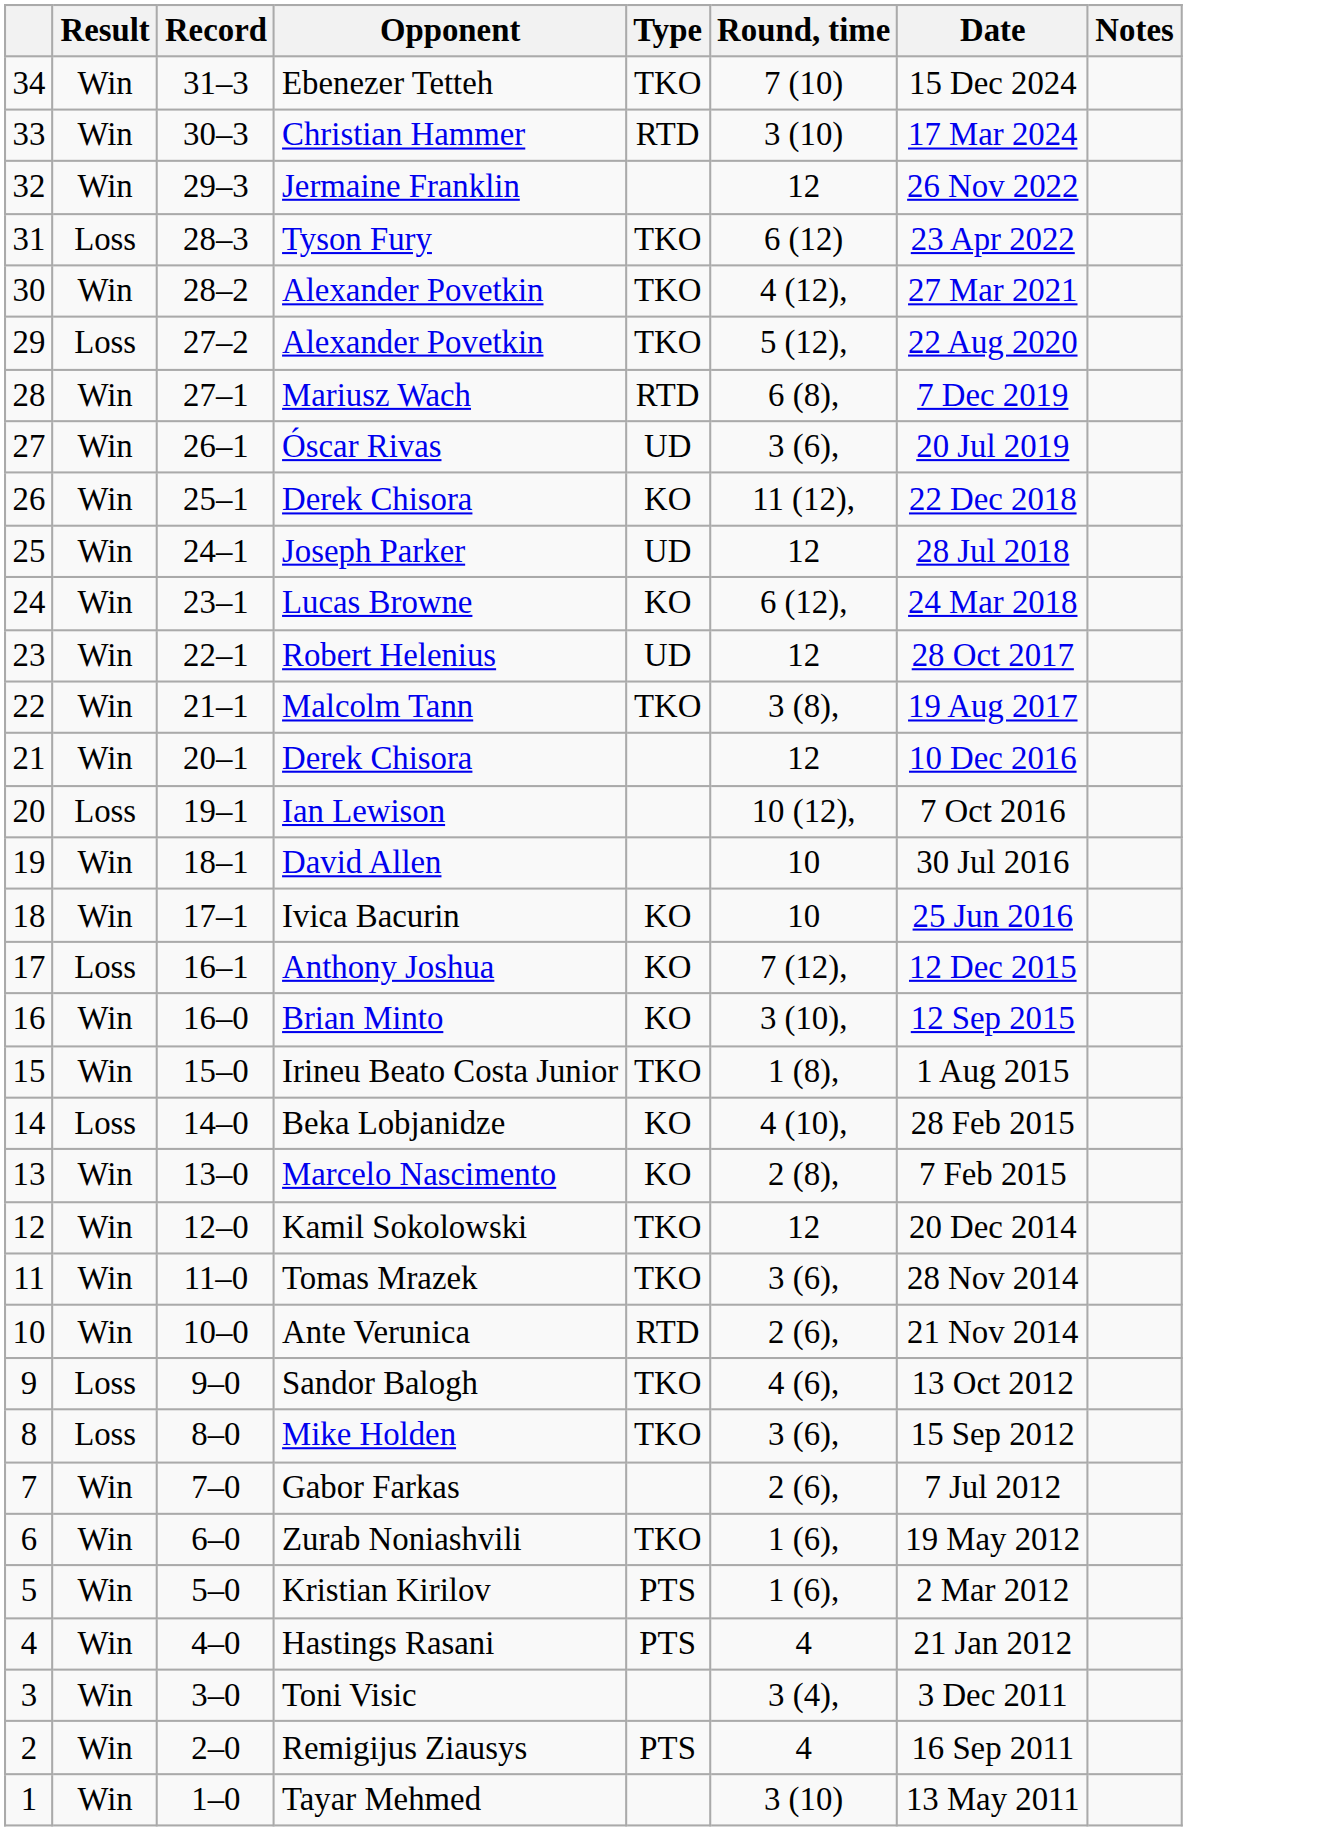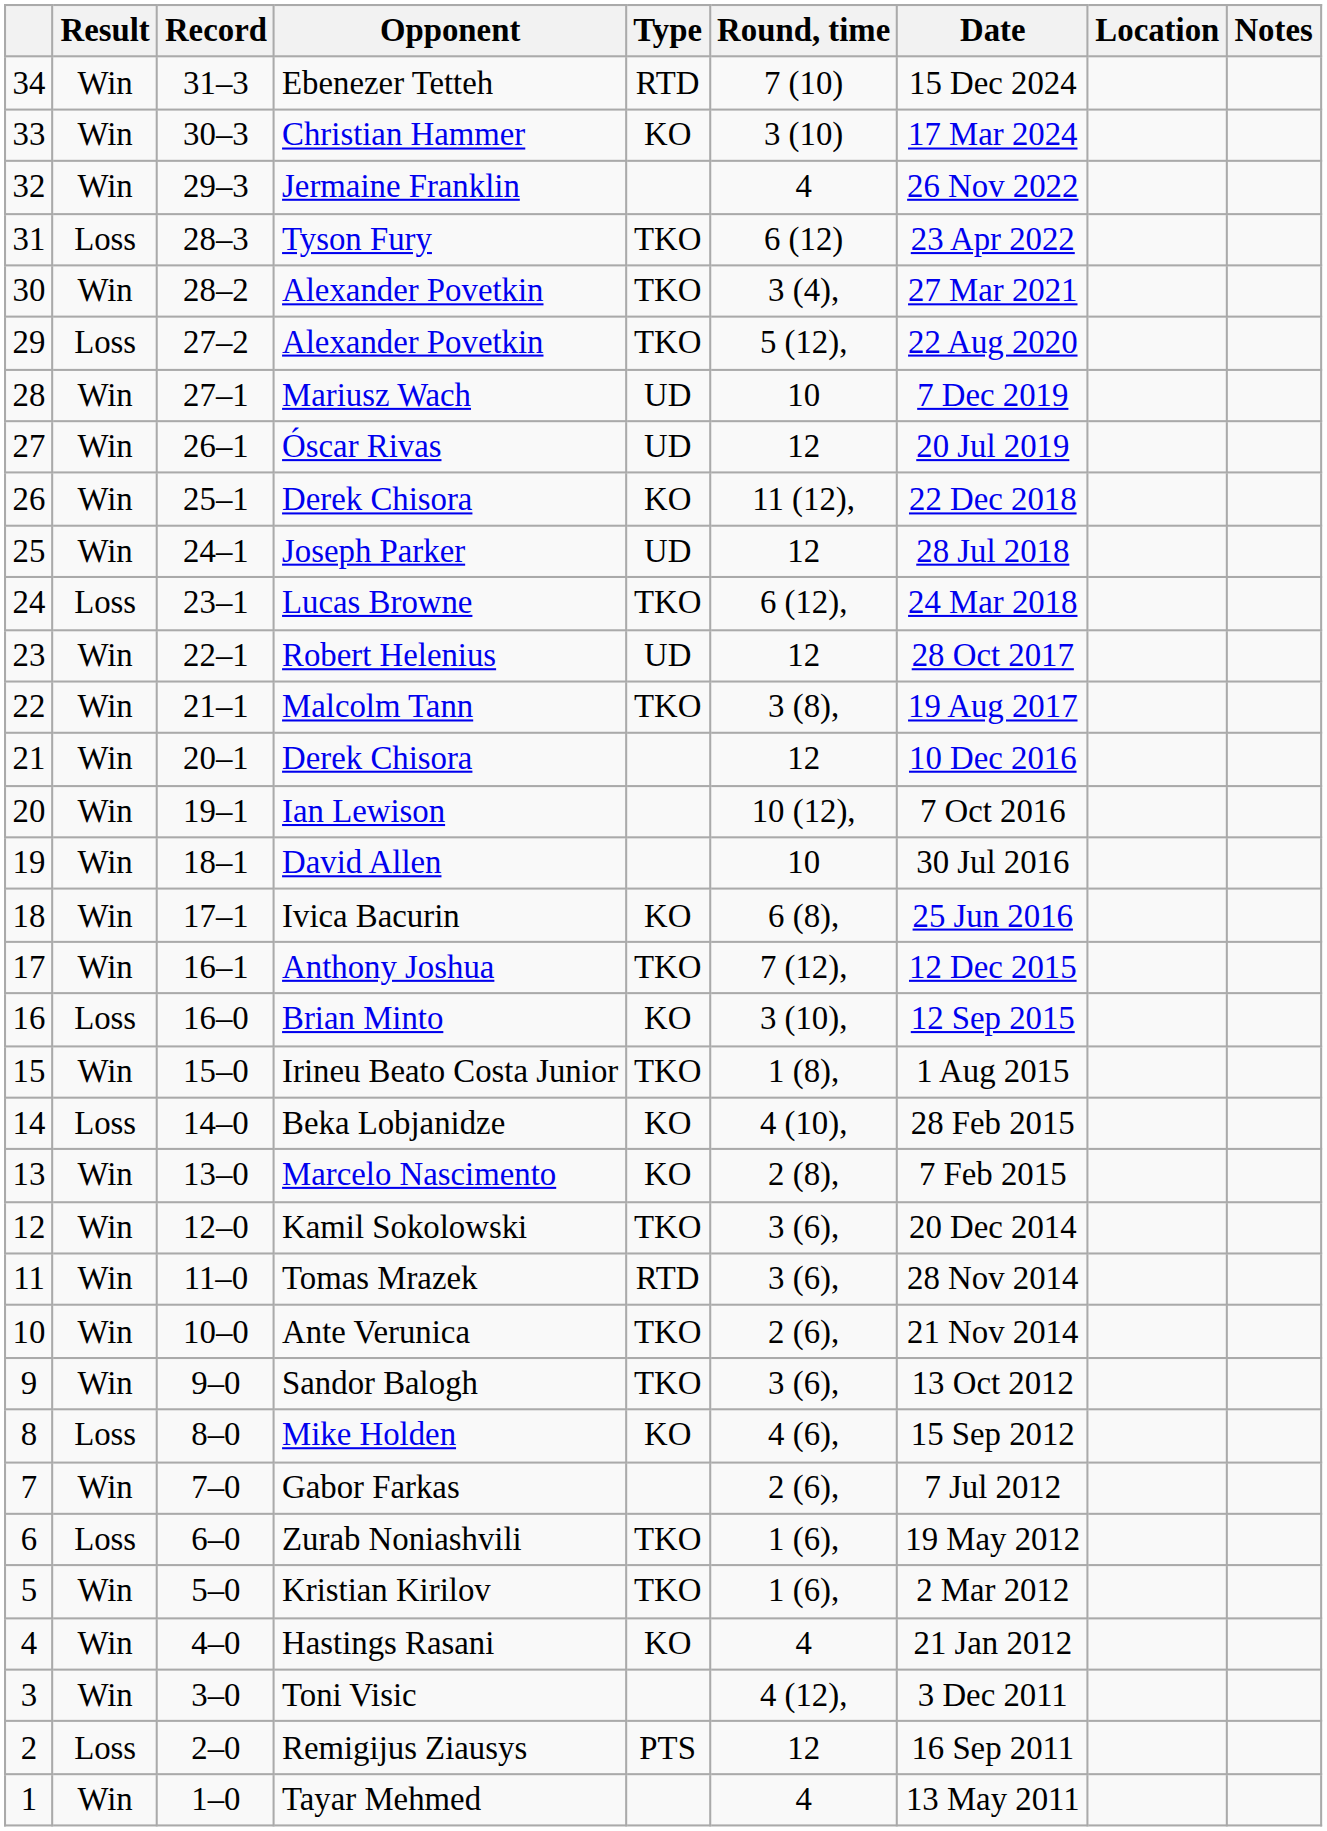+ column: (1157, 30)
(668, 82) TKO -> (668, 82) RTD
(668, 134) RTD -> (668, 134) KO
(804, 186) 12 -> (804, 186) 4
(804, 290) 4 (12), -> (804, 290) 3 (4),
(668, 394) RTD -> (668, 394) UD
(804, 394) 6 (8), -> (804, 394) 10
(804, 446) 3 (6), -> (804, 446) 12
(105, 602) Win -> (105, 602) Loss
(668, 602) KO -> (668, 602) TKO
(105, 810) Loss -> (105, 810) Win
(804, 914) 10 -> (804, 914) 6 (8),
(105, 966) Loss -> (105, 966) Win
(668, 966) KO -> (668, 966) TKO
(105, 1018) Win -> (105, 1018) Loss
(804, 1226) 12 -> (804, 1226) 3 (6),
(668, 1278) TKO -> (668, 1278) RTD
(668, 1330) RTD -> (668, 1330) TKO
(105, 1382) Loss -> (105, 1382) Win
(804, 1382) 4 (6), -> (804, 1382) 3 (6),
(668, 1435) TKO -> (668, 1435) KO
(804, 1435) 3 (6), -> (804, 1435) 4 (6),
(105, 1539) Win -> (105, 1539) Loss
(668, 1591) PTS -> (668, 1591) TKO
(668, 1643) PTS -> (668, 1643) KO
(804, 1695) 3 (4), -> (804, 1695) 4 (12),
(105, 1747) Win -> (105, 1747) Loss
(804, 1747) 4 -> (804, 1747) 12
(804, 1799) 3 (10) -> (804, 1799) 4
